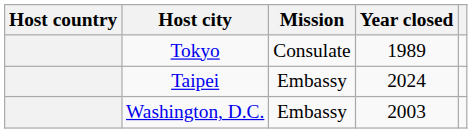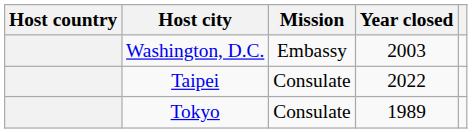rows swapped: (195, 50) <-> (195, 111)
(312, 81) Embassy -> (312, 81) Consulate
(406, 81) 2024 -> (406, 81) 2022
